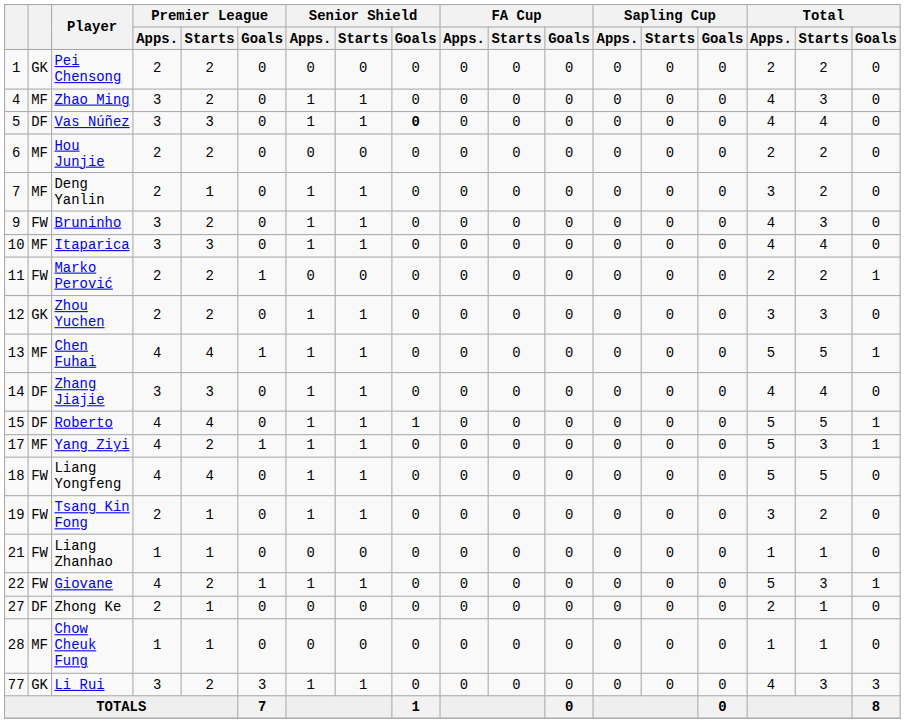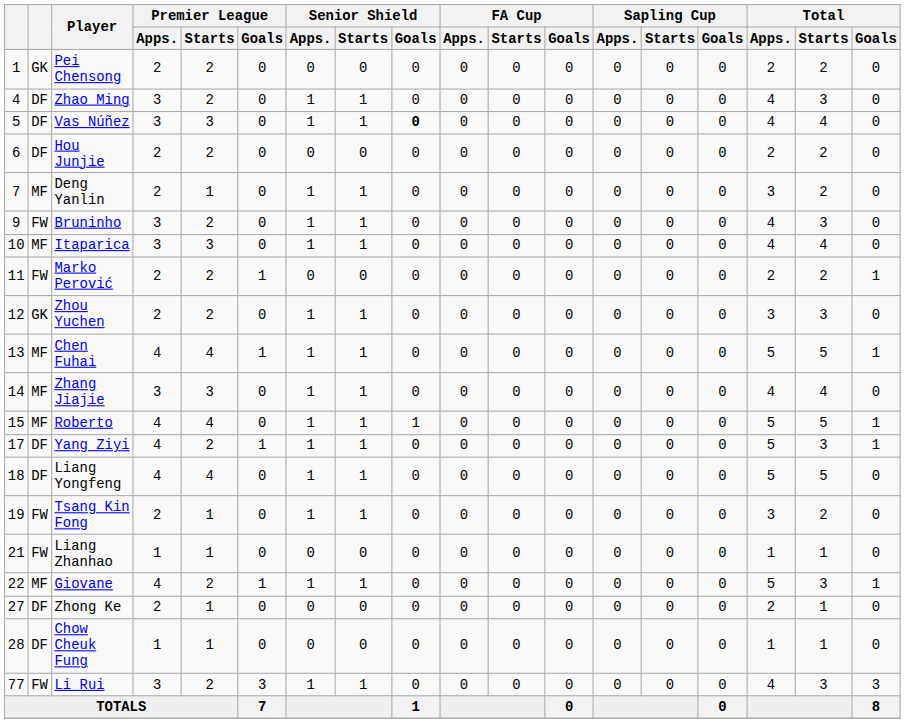(40, 100) MF -> (40, 100) DF
(40, 153) MF -> (40, 153) DF
(40, 392) DF -> (40, 392) MF
(40, 423) DF -> (40, 423) MF
(40, 446) MF -> (40, 446) DF
(40, 476) FW -> (40, 476) DF
(40, 584) FW -> (40, 584) MF
(40, 646) MF -> (40, 646) DF
(40, 685) GK -> (40, 685) FW
